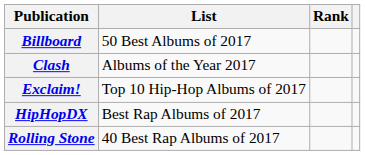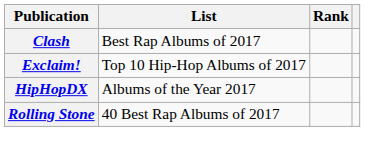- row: (51, 41)
(179, 65) Albums of the Year 2017 -> (181, 41) Best Rap Albums of 2017
(181, 114) Best Rap Albums of 2017 -> (179, 89) Albums of the Year 2017
